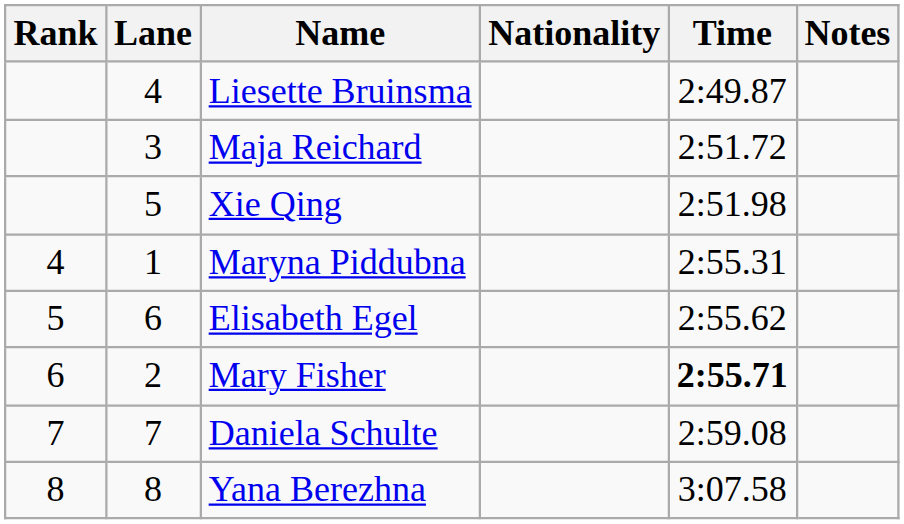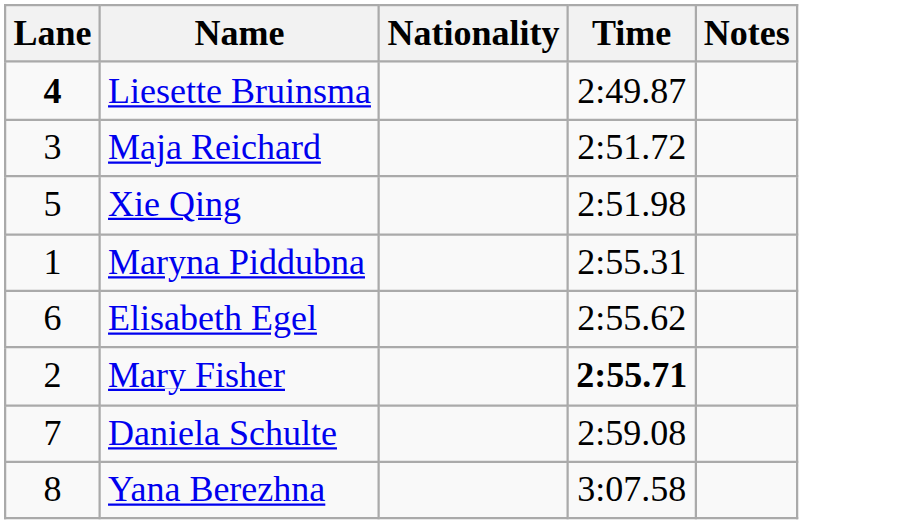- column: (55, 33)
(153, 90) normal -> (52, 90) bold
